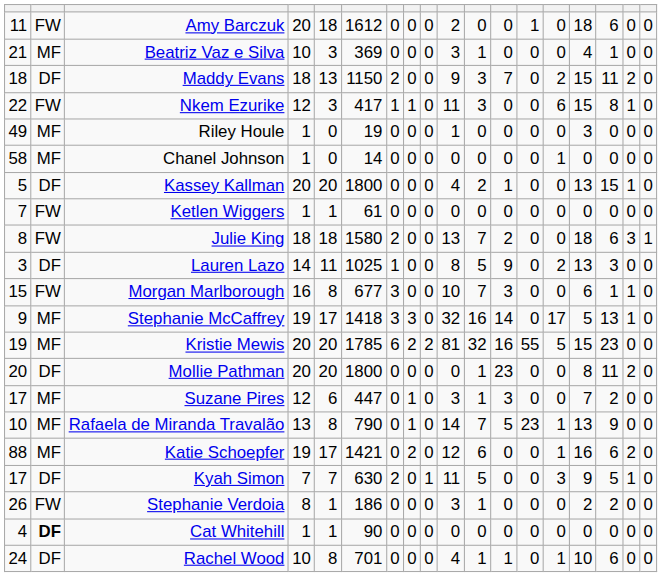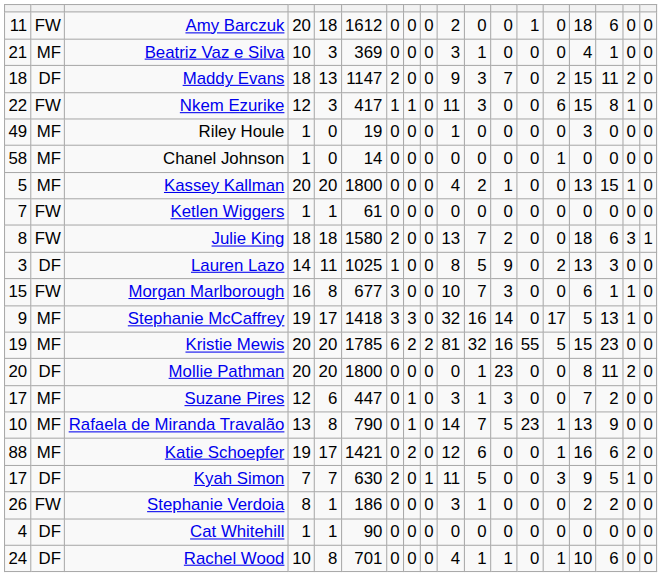(364, 78) 1150 -> (364, 78) 1147
(50, 185) DF -> (49, 185) MF
(50, 531) bold -> (50, 531) normal
